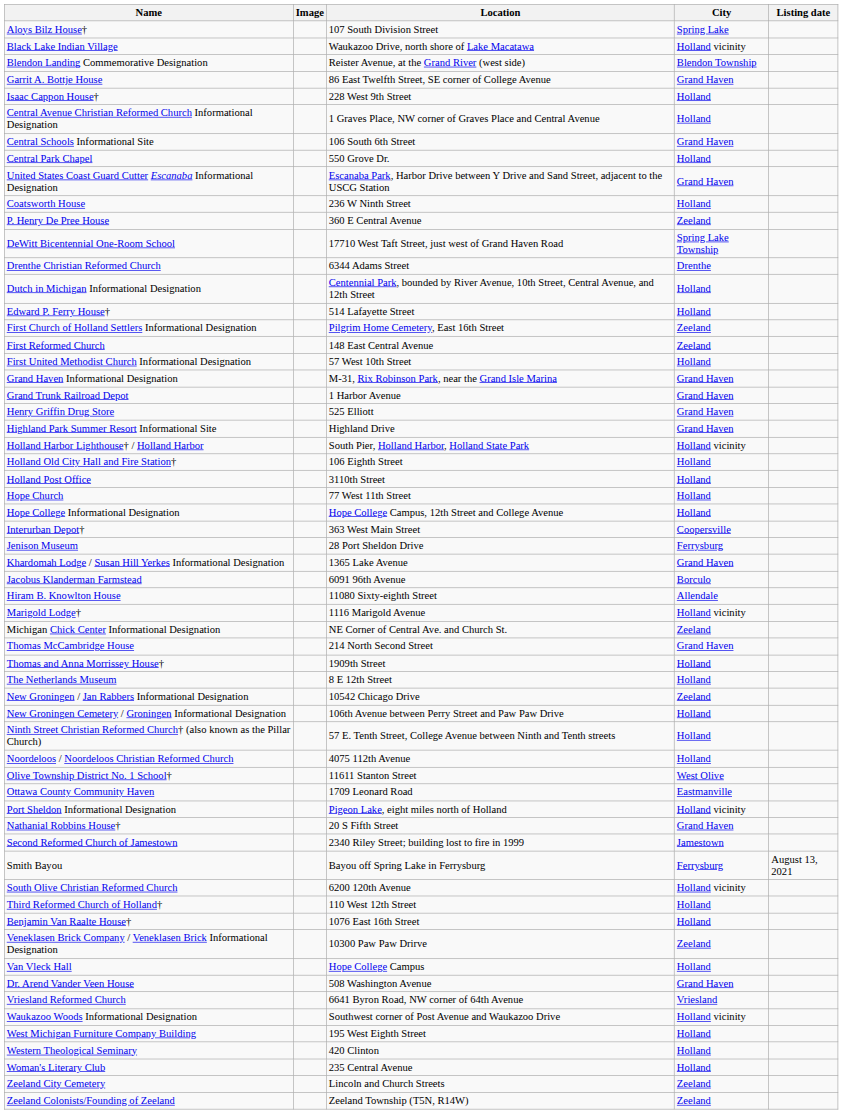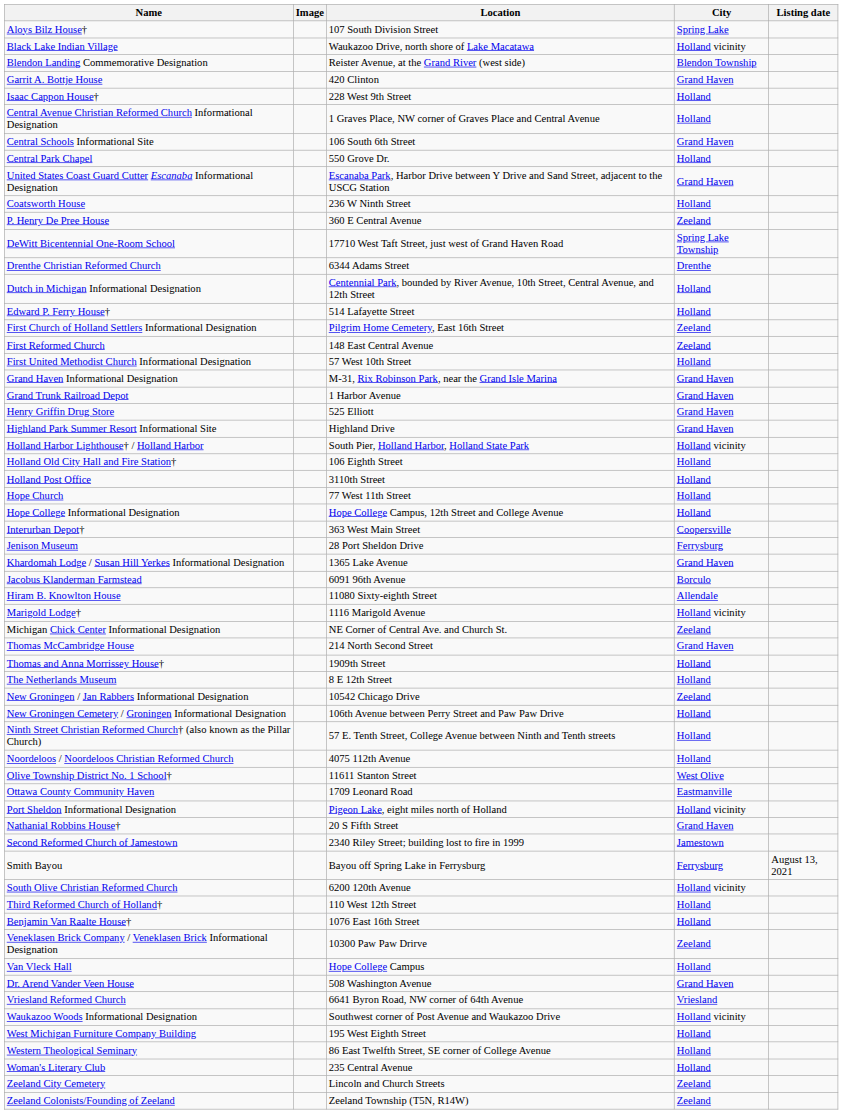(440, 79) 86 East Twelfth Street, SE corner of College Avenue -> (354, 79) 420 Clinton
(354, 1050) 420 Clinton -> (440, 1050) 86 East Twelfth Street, SE corner of College Avenue
